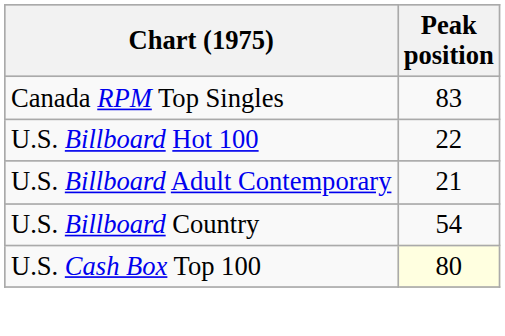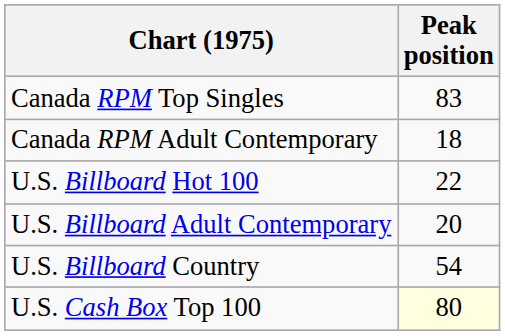+ row: (194, 139)
(449, 181) 21 -> (449, 223) 20
